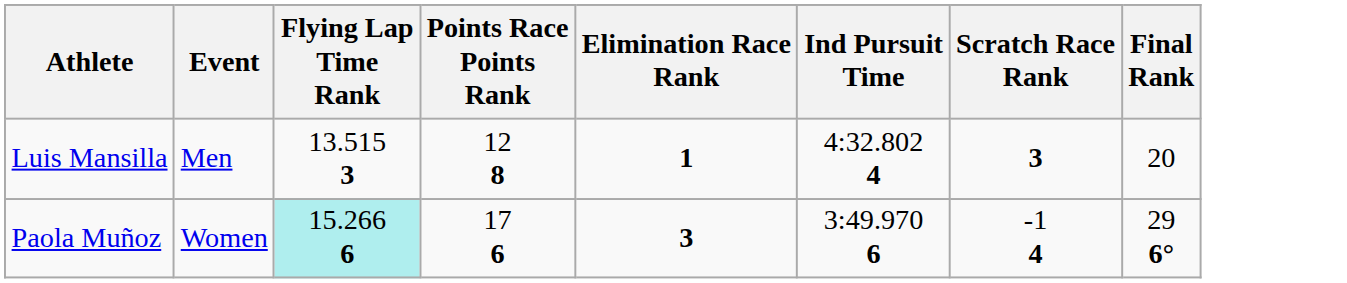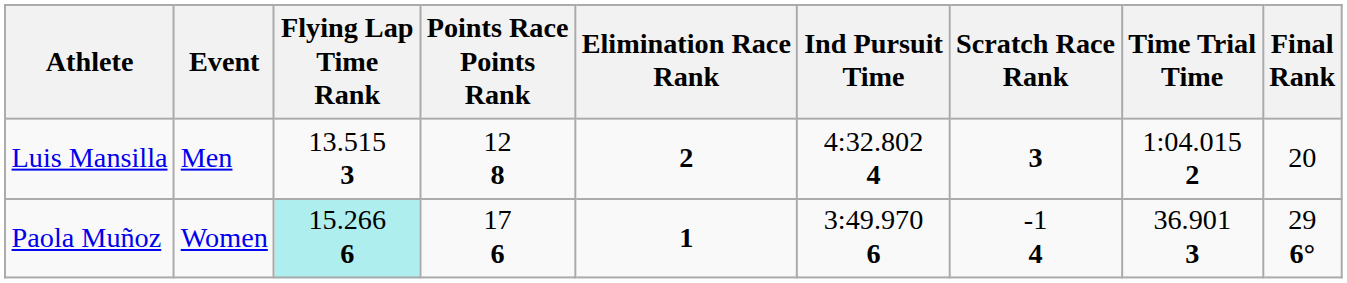+ column: (1192, 61)
(686, 158) 1 -> (686, 158) 2
(686, 237) 3 -> (686, 237) 1
